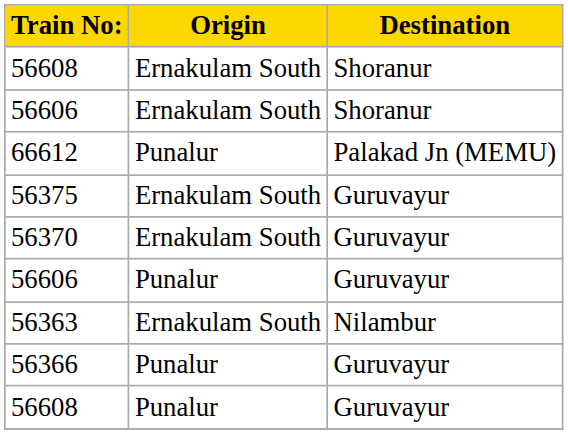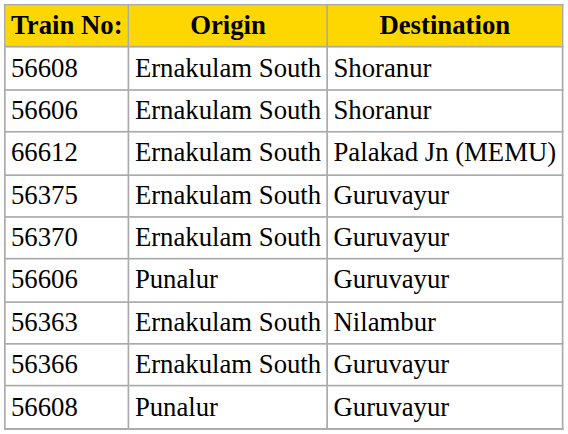(176, 152) Punalur -> (228, 152) Ernakulam South
(176, 364) Punalur -> (228, 364) Ernakulam South
